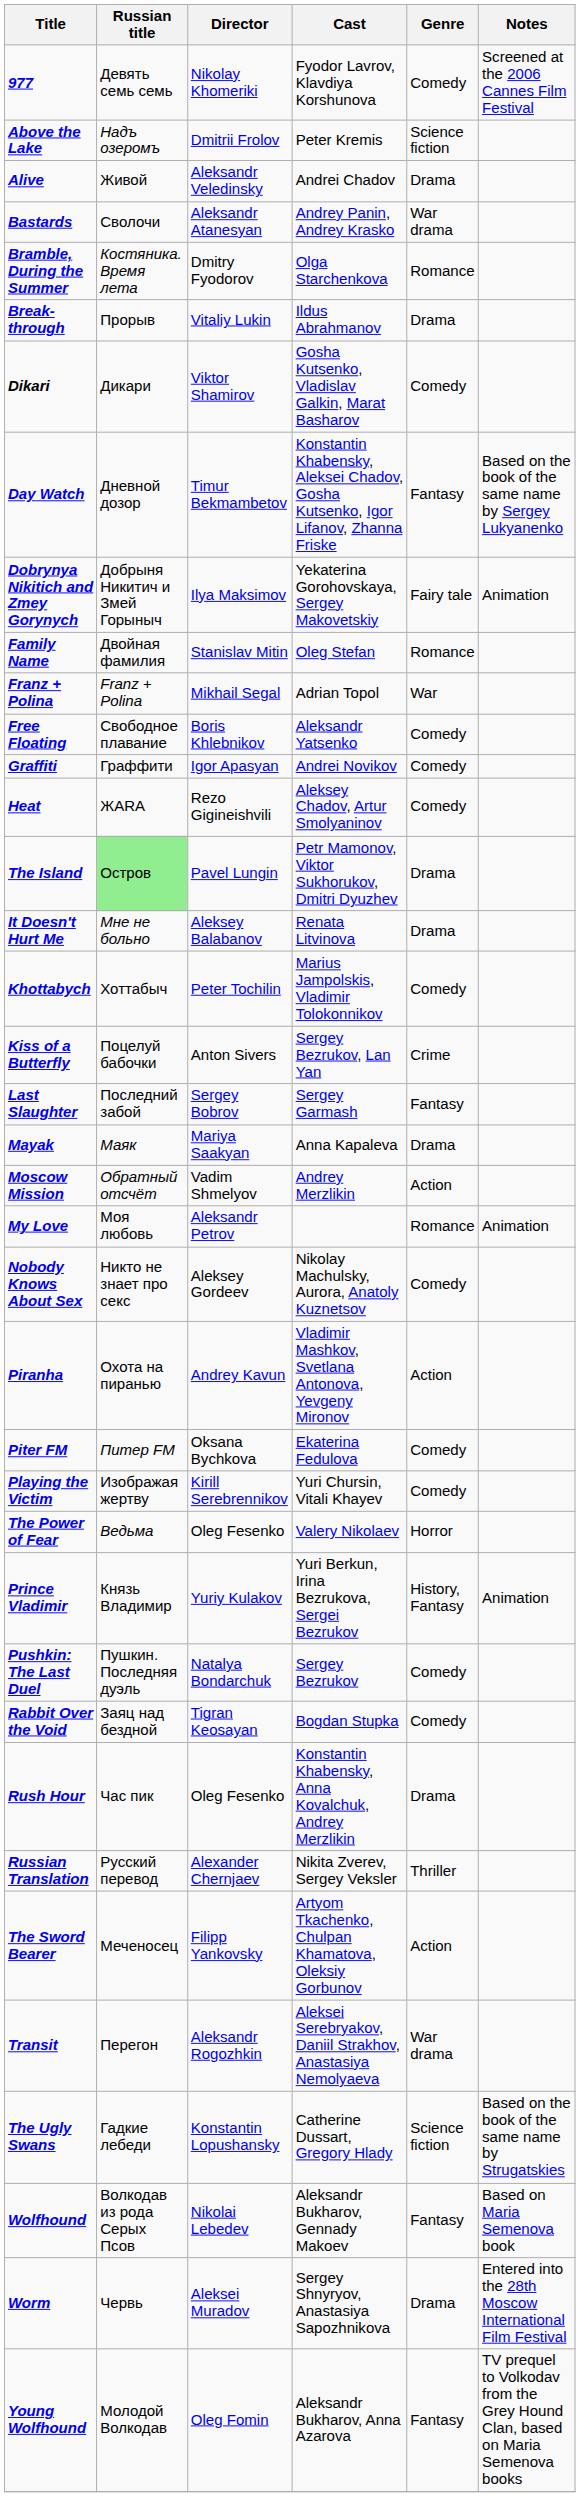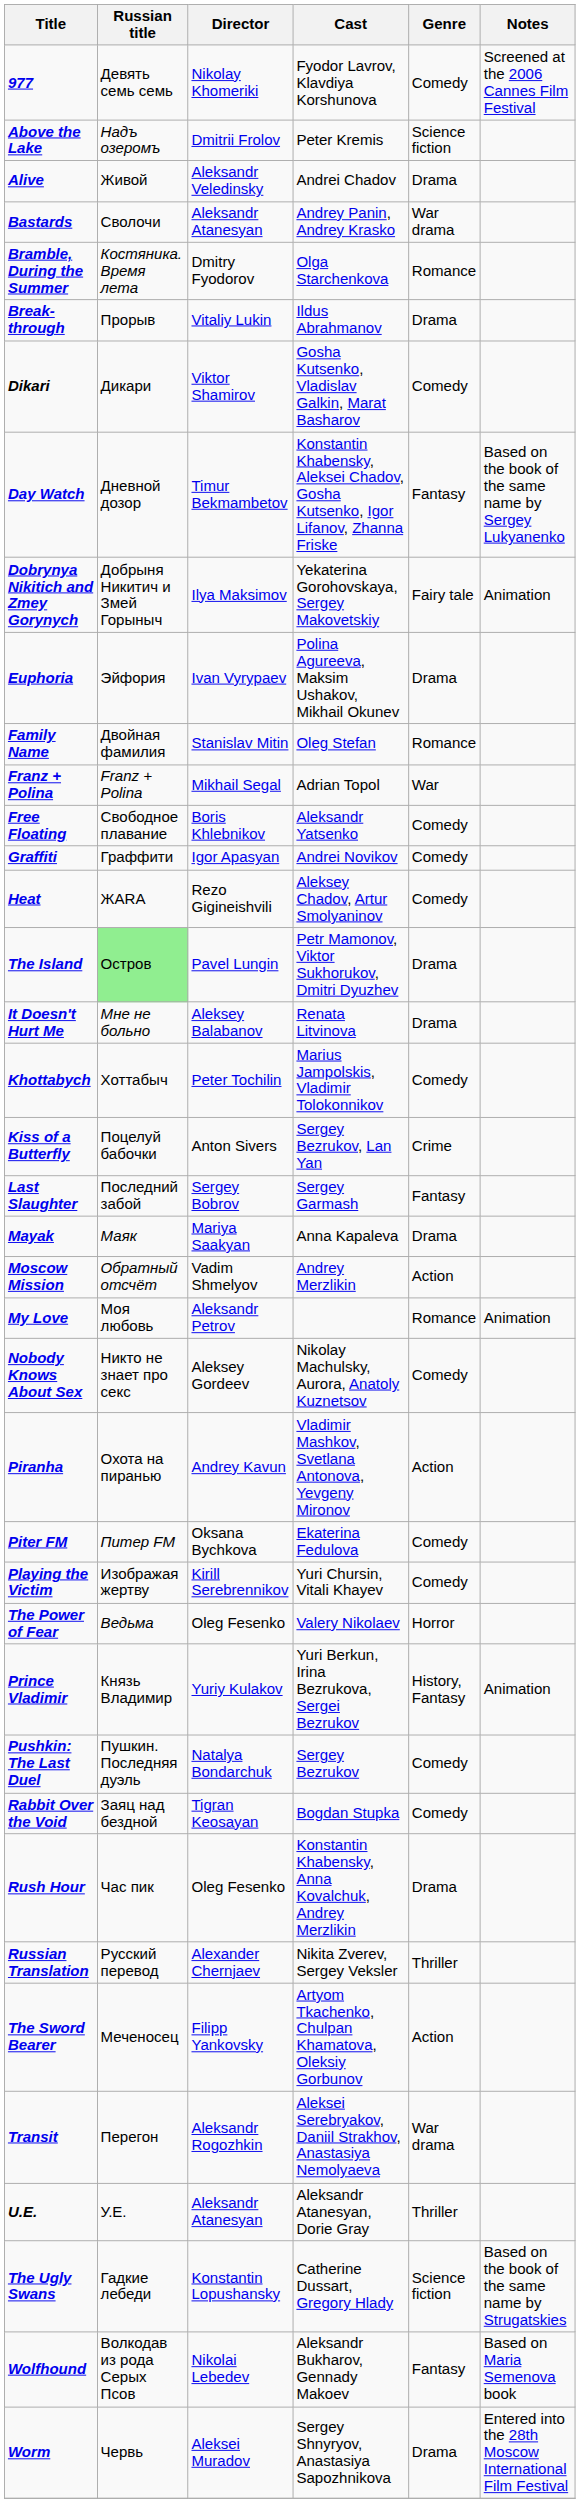+ row: (41, 677)
+ row: (23, 2211)
- row: (47, 2420)
